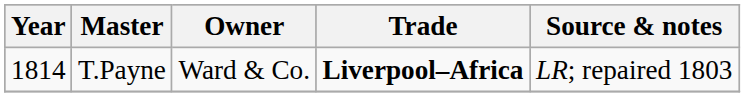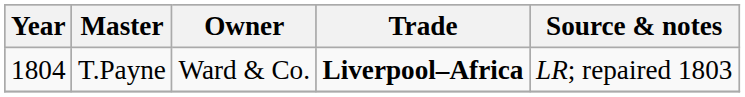(38, 69) 1814 -> (38, 69) 1804
